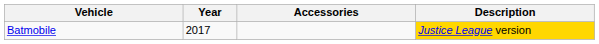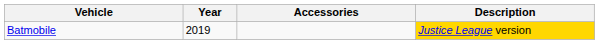(198, 30) 2017 -> (198, 30) 2019
